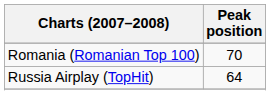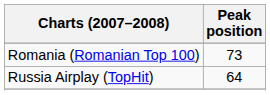(234, 54) 70 -> (234, 54) 73
